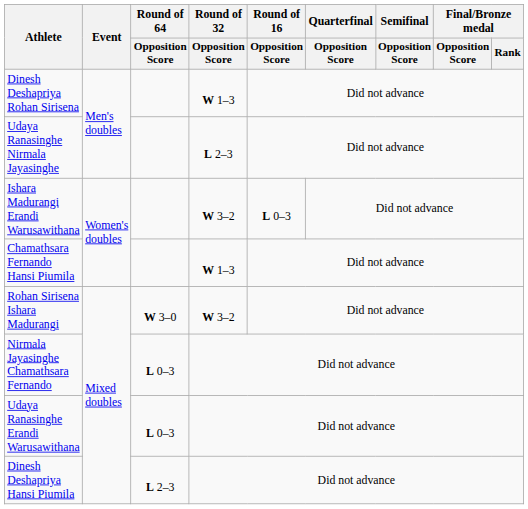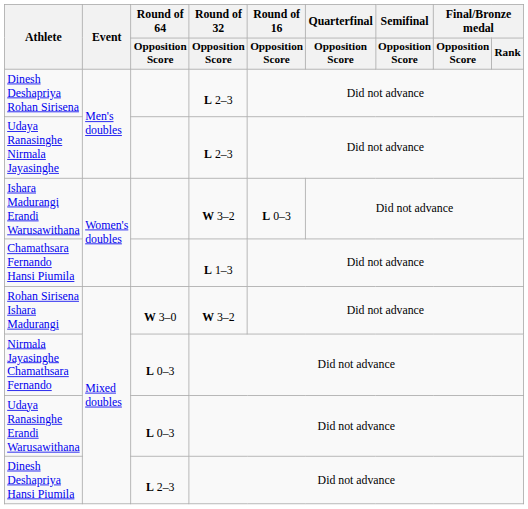(218, 100) W 1–3 -> (218, 100) L 2–3
(218, 270) W 1–3 -> (218, 270) L 1–3
